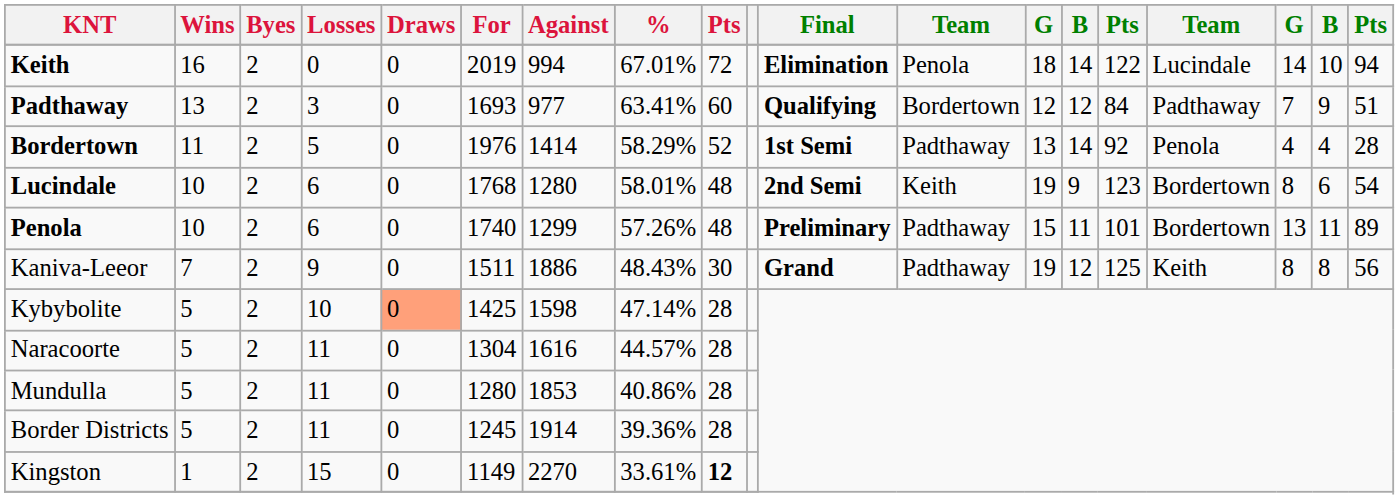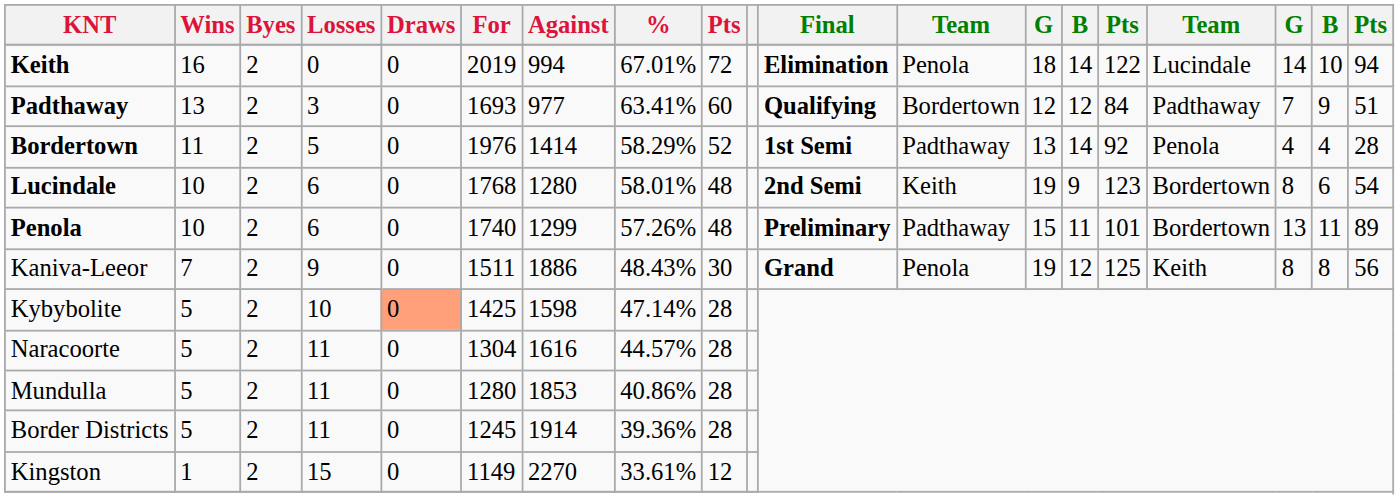(956, 268) Padthaway -> (936, 268) Penola
(720, 471) bold -> (720, 471) normal
